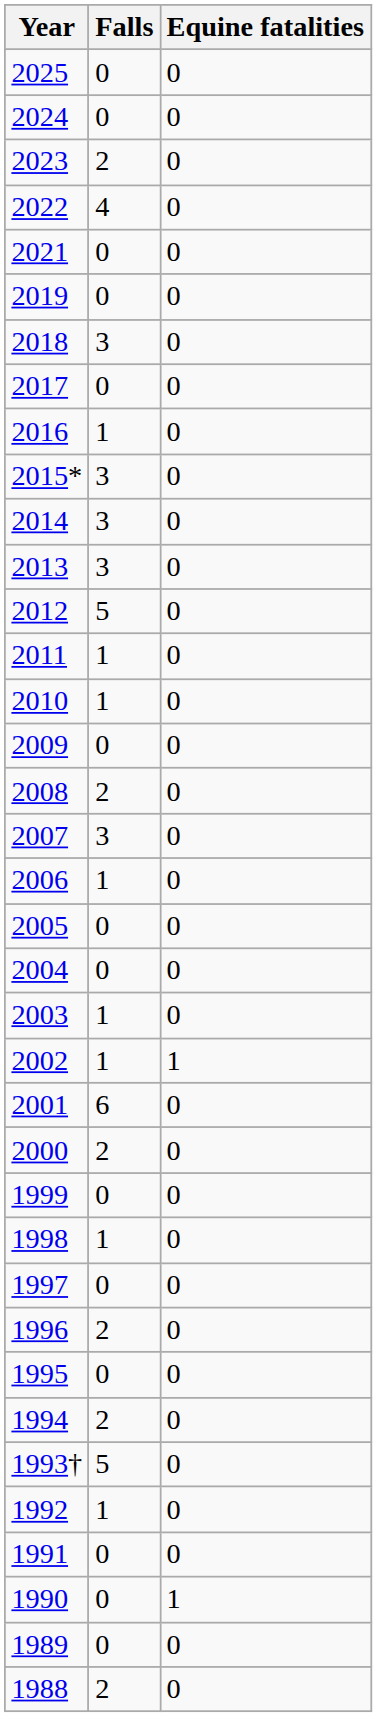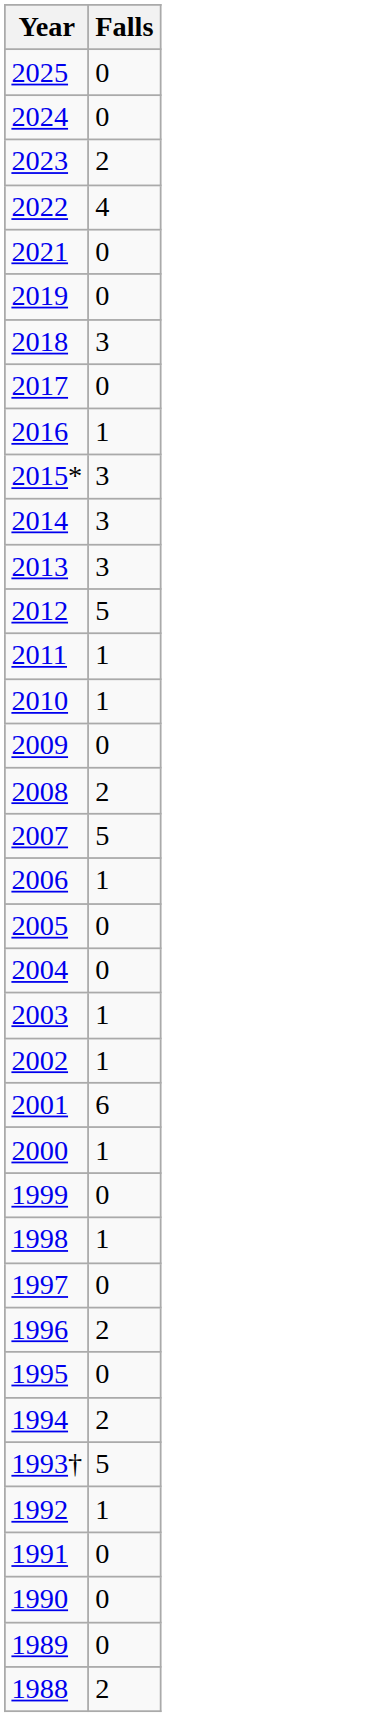- column: (265, 26)
(102, 835) 3 -> (102, 835) 5
(102, 1149) 2 -> (102, 1149) 1
